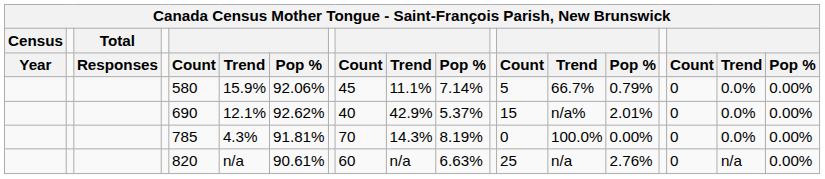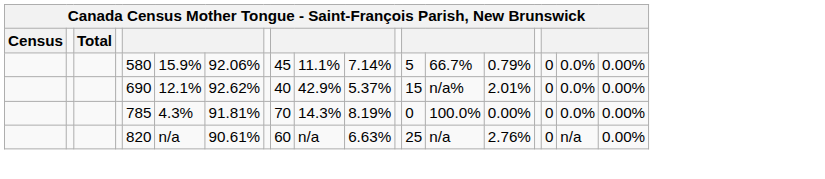- row: (35, 64)
